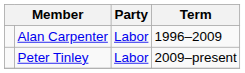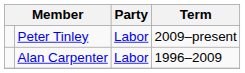rows swapped: (63, 36) <-> (53, 57)
